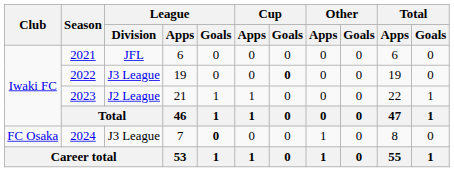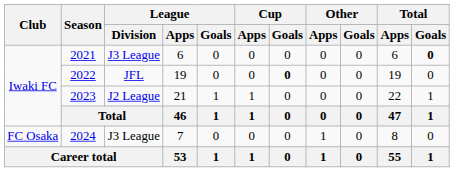(134, 55) JFL -> (134, 55) J3 League
(431, 55) normal -> (431, 55) bold
(134, 75) J3 League -> (134, 75) JFL
(216, 136) bold -> (216, 136) normal
